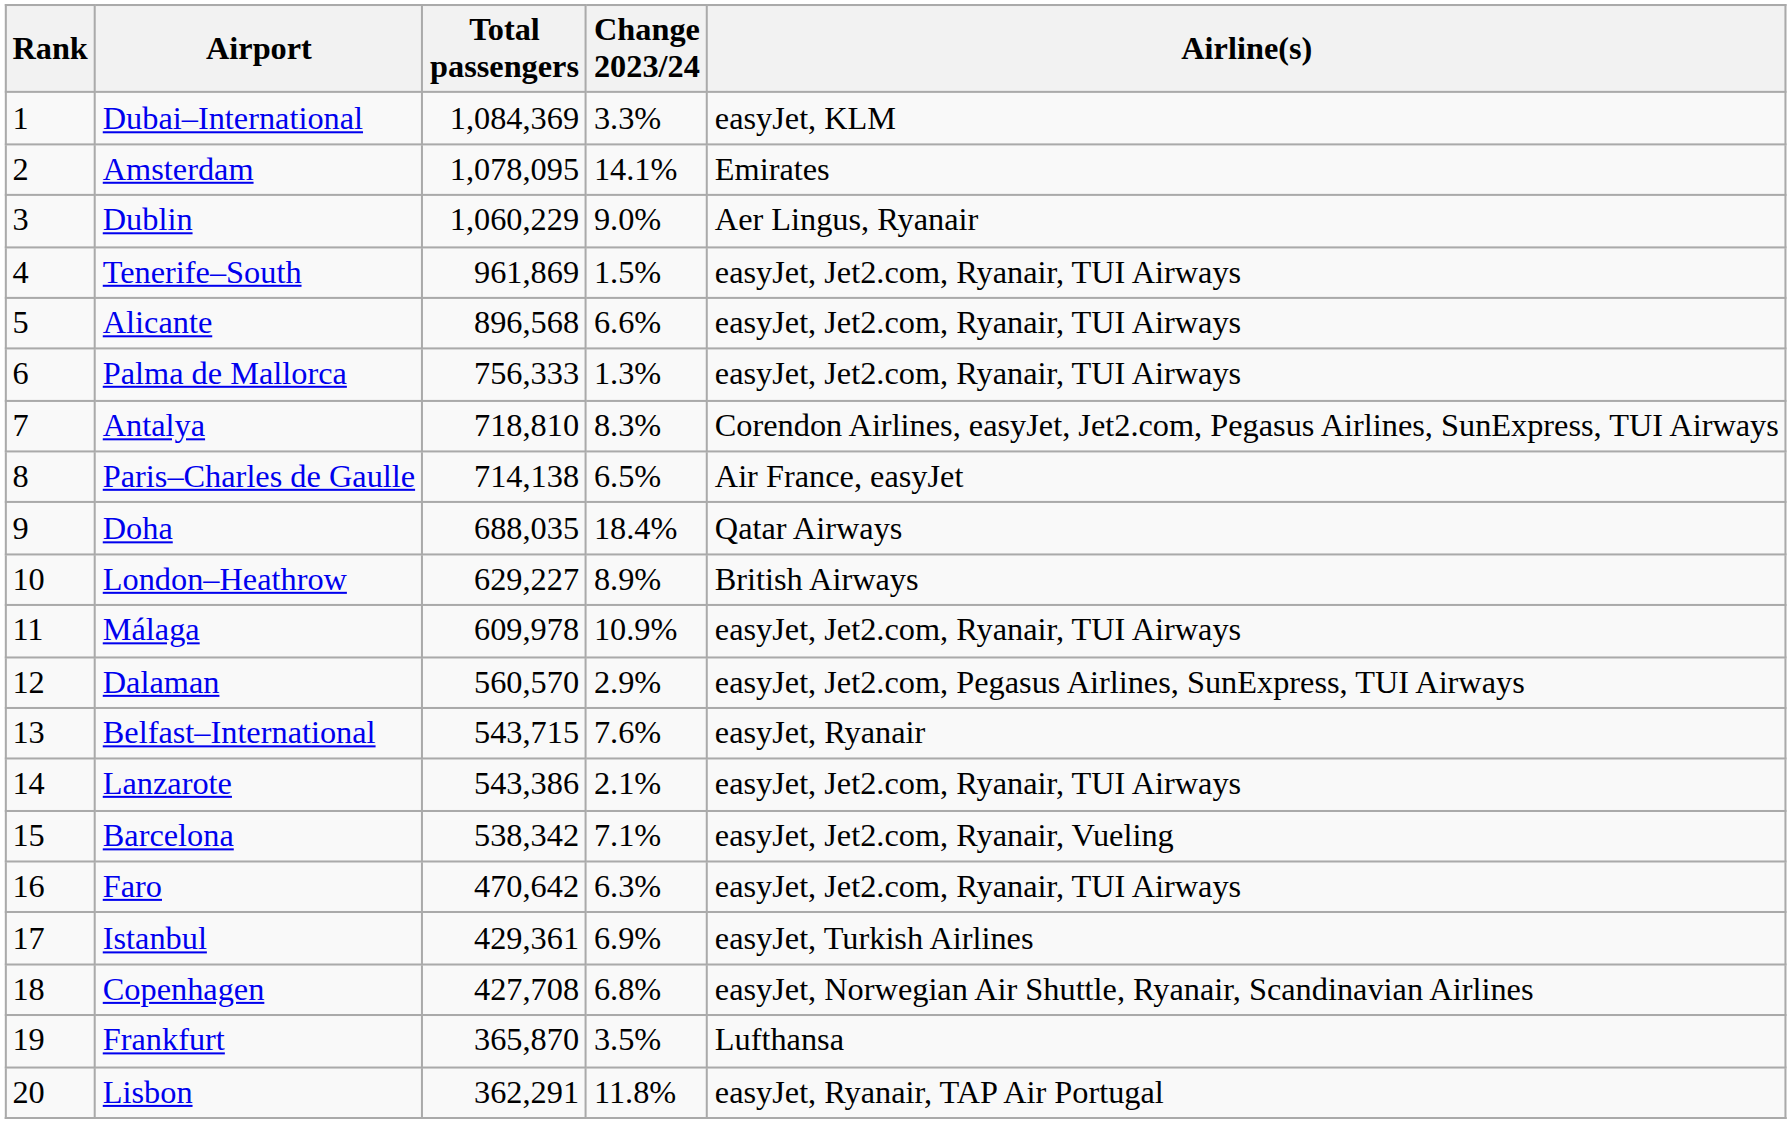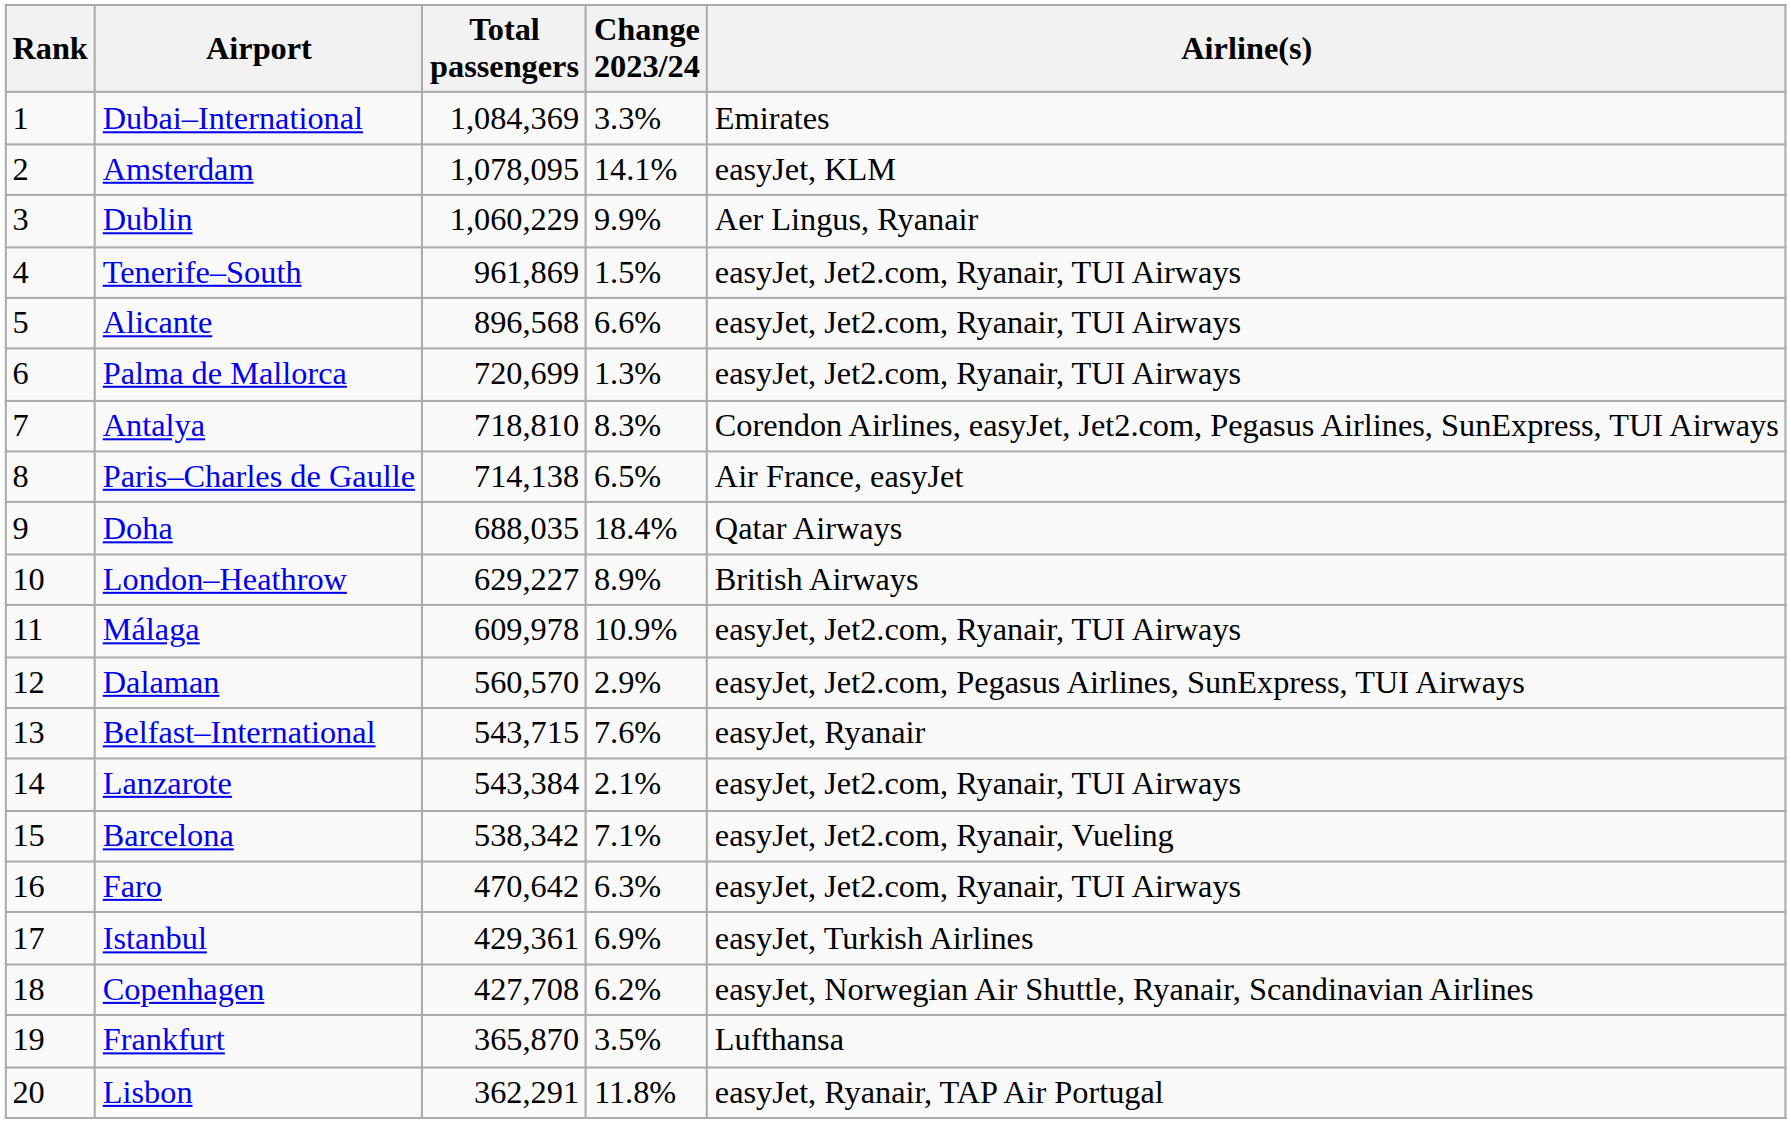(805, 117) easyJet, KLM -> (772, 117) Emirates
(772, 169) Emirates -> (805, 169) easyJet, KLM
(628, 220) 9.0% -> (628, 220) 9.9%
(527, 374) 756,333 -> (527, 374) 720,699
(527, 784) 543,386 -> (527, 784) 543,384
(628, 989) 6.8% -> (628, 989) 6.2%
